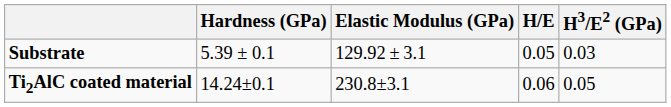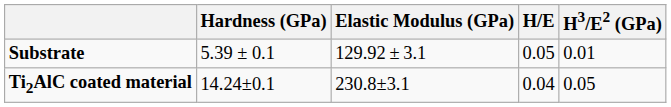(579, 53) 0.03 -> (579, 53) 0.01
(539, 84) 0.06 -> (539, 84) 0.04
